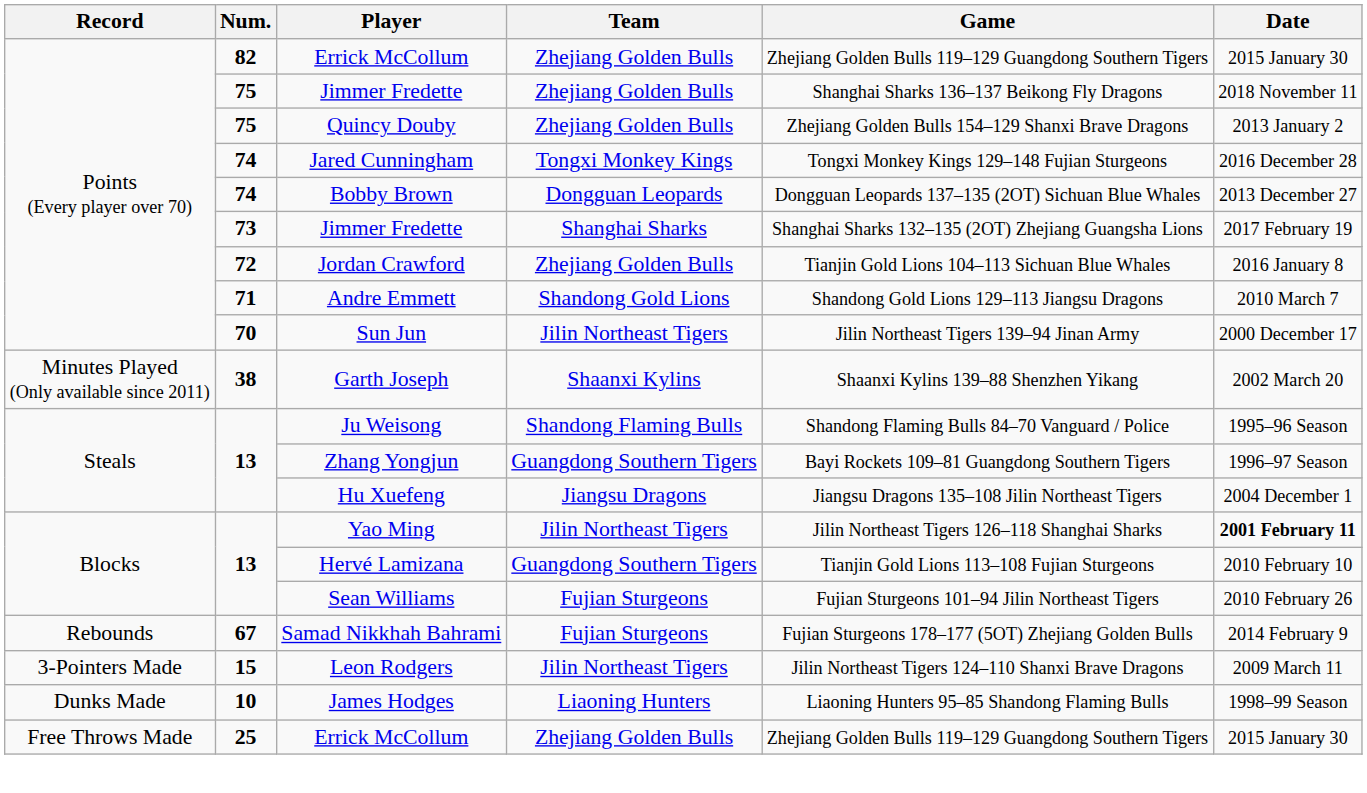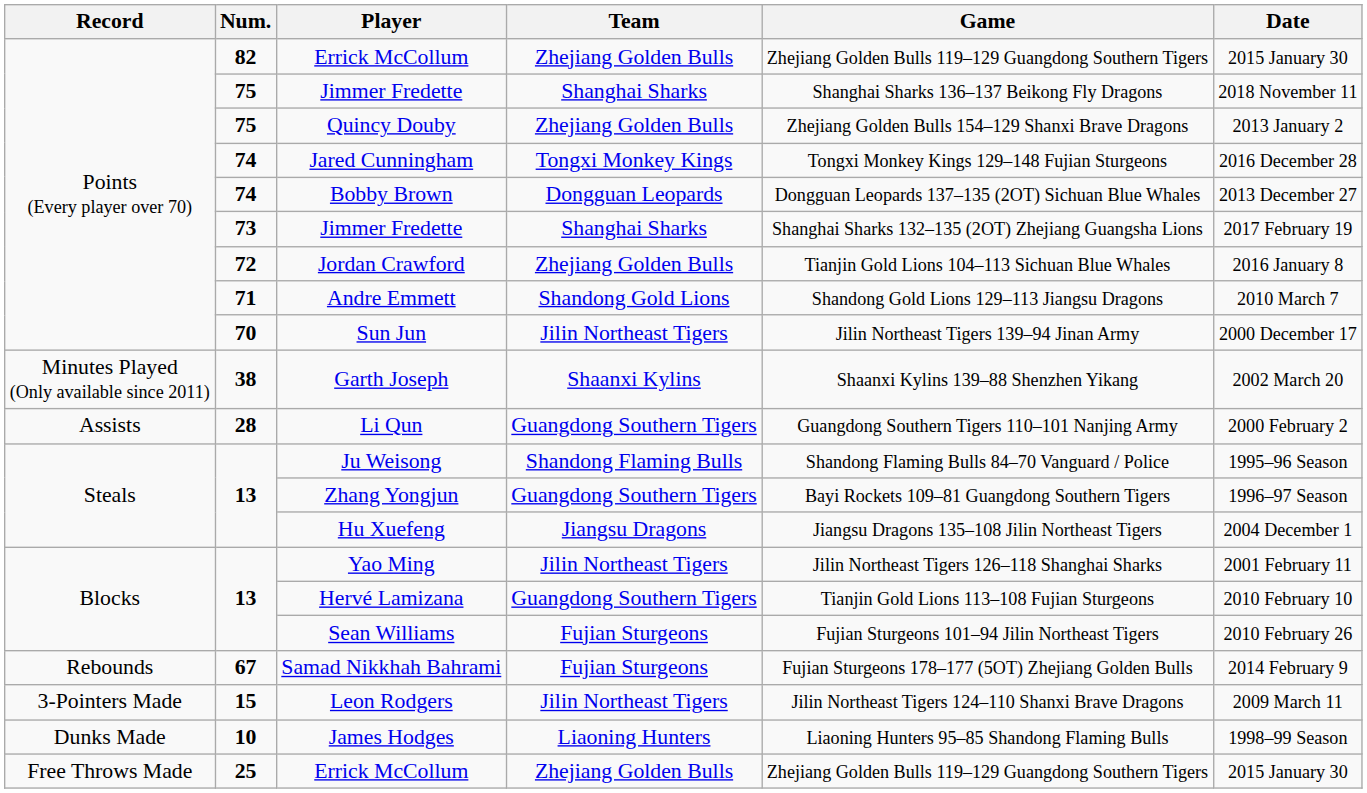(634, 90) Zhejiang Golden Bulls -> (634, 90) Shanghai Sharks
+ row: (246, 425)
(1288, 529) bold -> (1288, 565) normal
